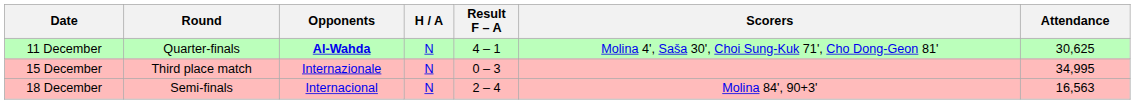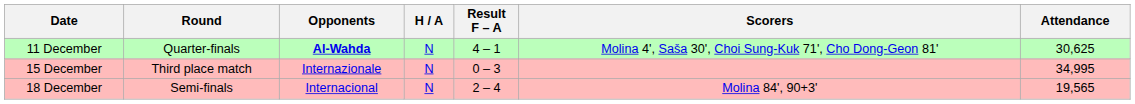(1075, 88) 16,563 -> (1075, 88) 19,565
